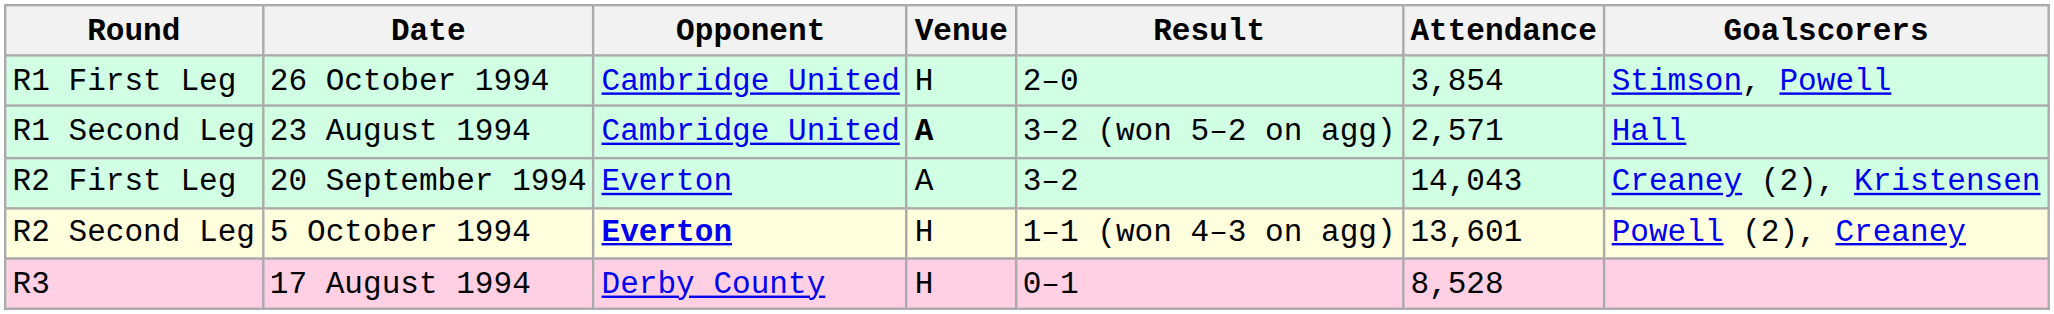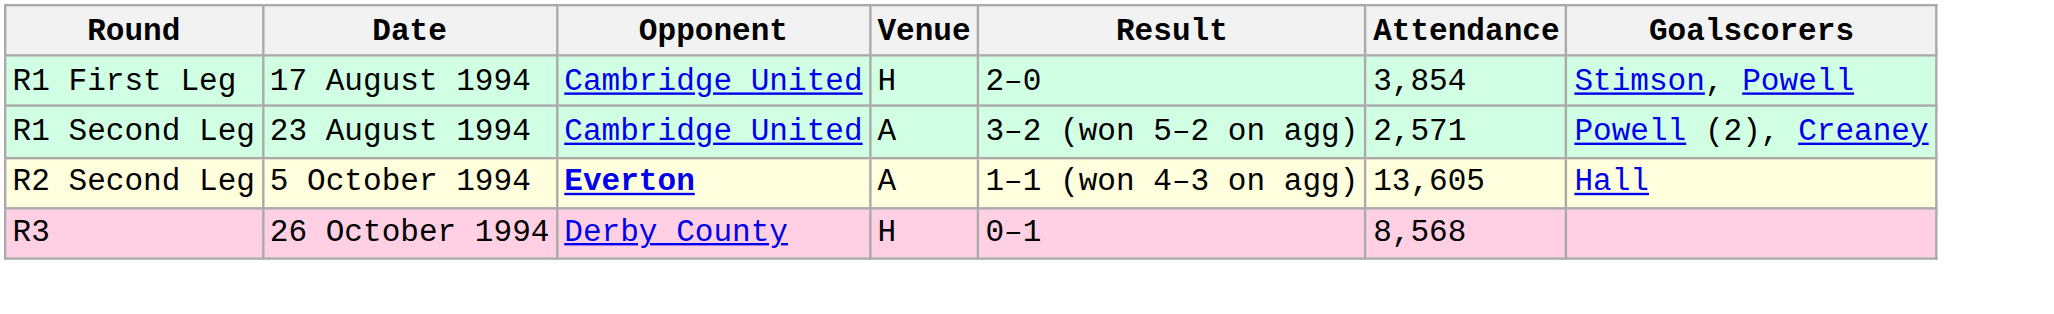(410, 81) 26 October 1994 -> (400, 81) 17 August 1994
(924, 132) bold -> (887, 132) normal
(1649, 132) Hall -> (1752, 132) Powell (2), Creaney
- row: (124, 182)
(924, 233) H -> (887, 182) A
(1466, 233) 13,601 -> (1429, 182) 13,605
(1789, 233) Powell (2), Creaney -> (1612, 182) Hall
(400, 284) 17 August 1994 -> (410, 233) 26 October 1994
(1457, 284) 8,528 -> (1420, 233) 8,568
